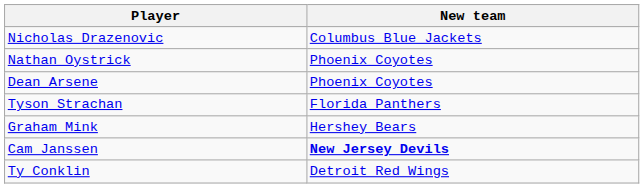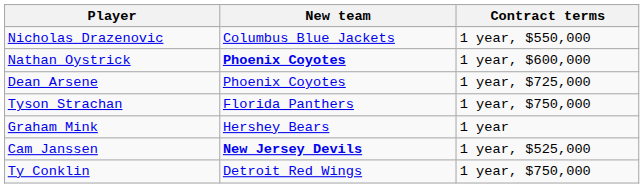+ column: (548, 16)
(371, 60) normal -> (284, 60) bold
